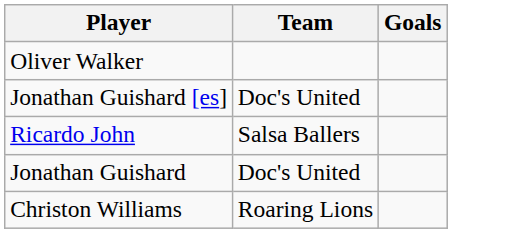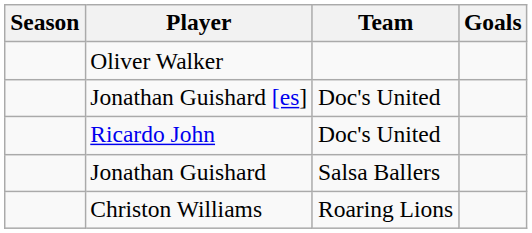+ column: (45, 23)
(299, 135) Salsa Ballers -> (379, 135) Doc's United
(299, 172) Doc's United -> (379, 172) Salsa Ballers
